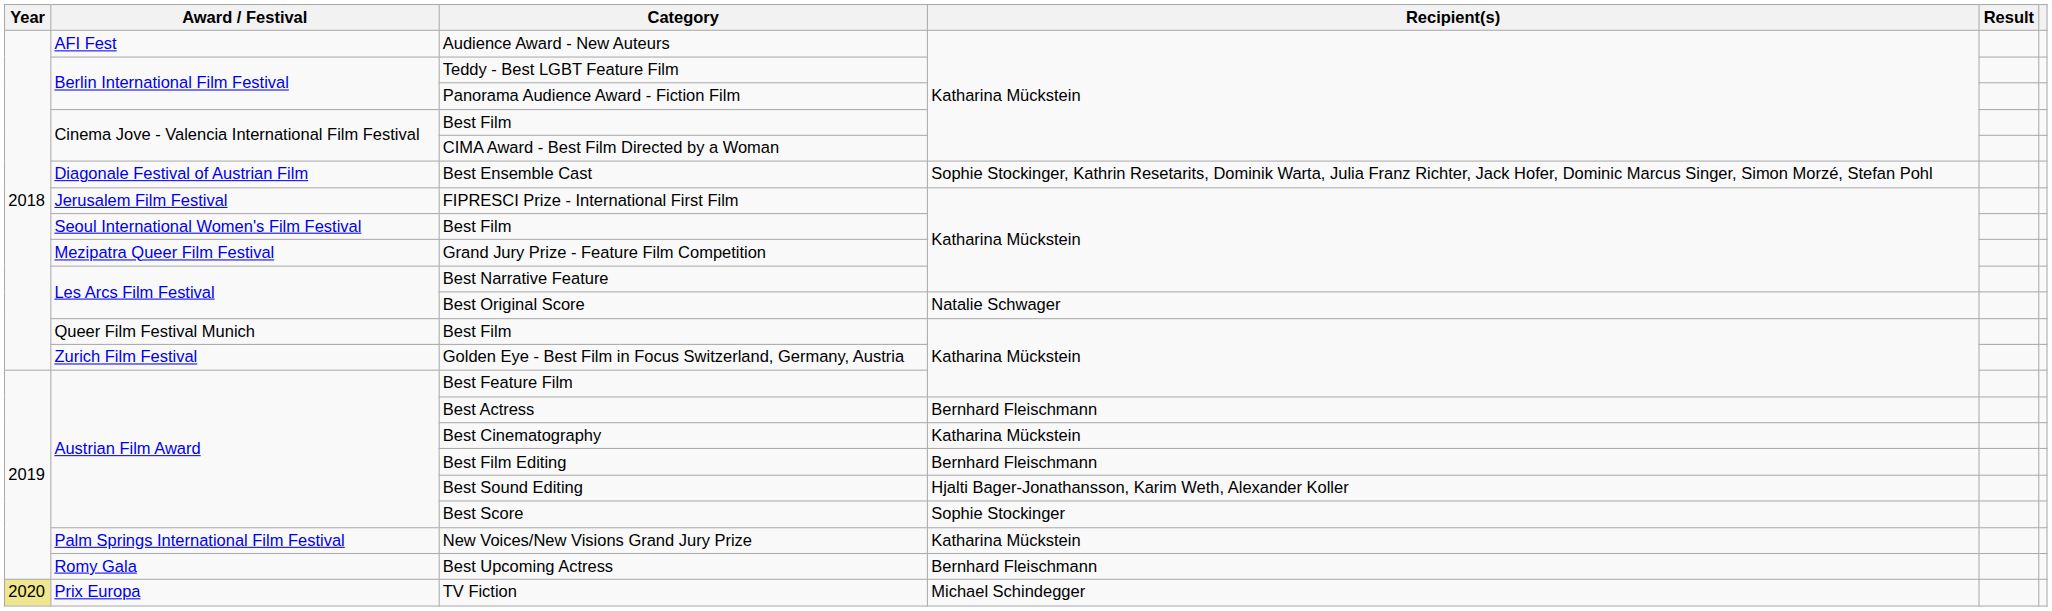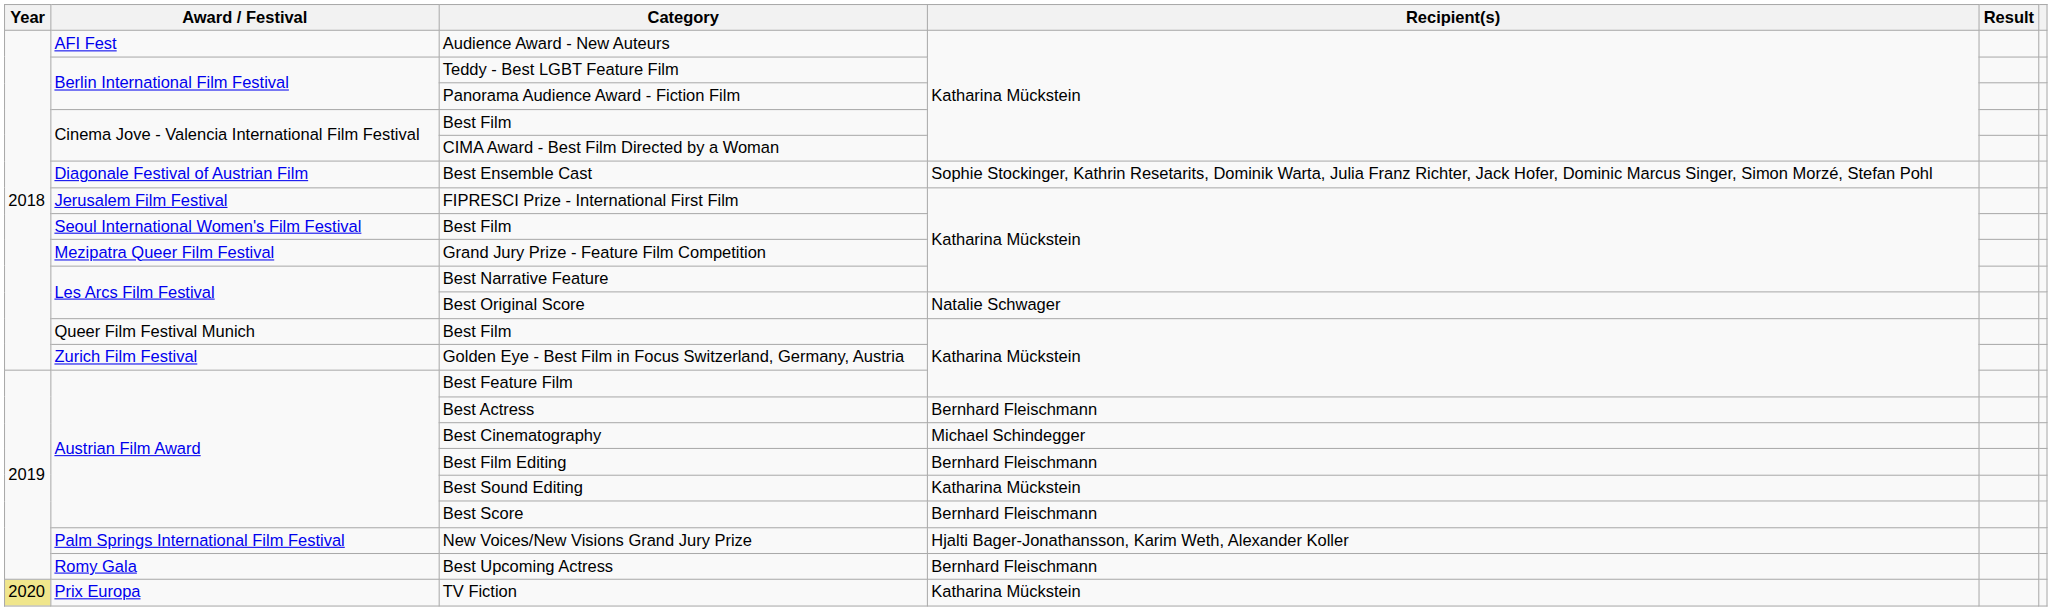(1006, 435) Katharina Mückstein -> (1008, 435) Michael Schindegger
(1140, 488) Hjalti Bager-Jonathansson, Karim Weth, Alexander Koller -> (1006, 488) Katharina Mückstein
(998, 514) Sophie Stockinger -> (1014, 514) Bernhard Fleischmann
(1006, 540) Katharina Mückstein -> (1140, 540) Hjalti Bager-Jonathansson, Karim Weth, Alexander Koller
(1008, 592) Michael Schindegger -> (1006, 592) Katharina Mückstein
